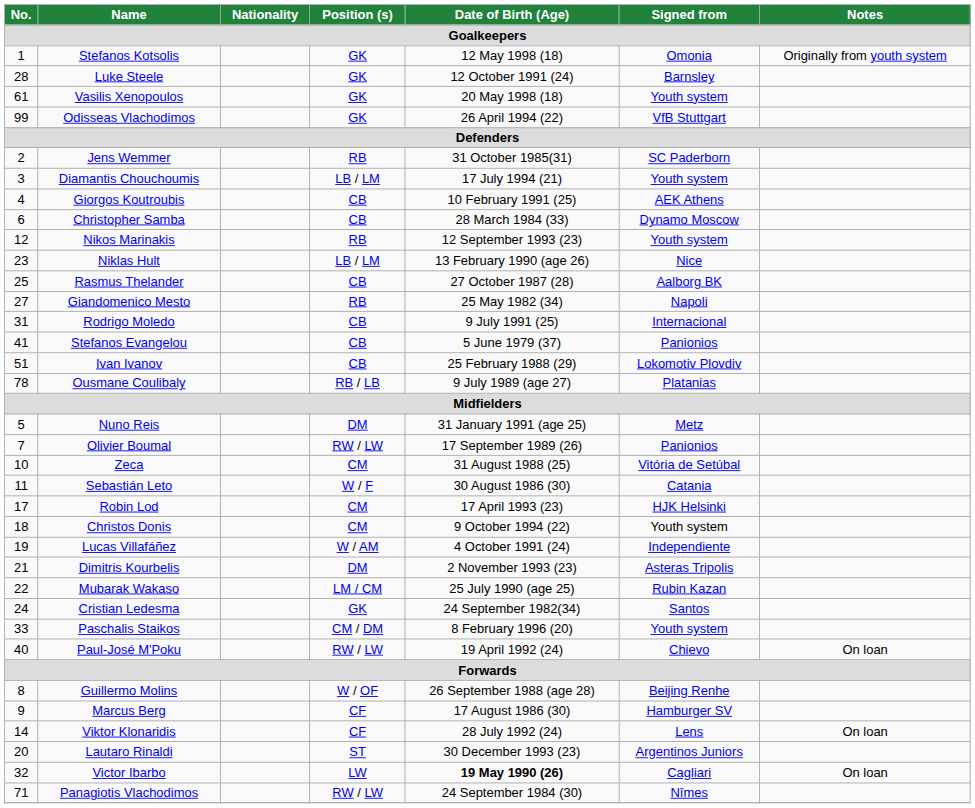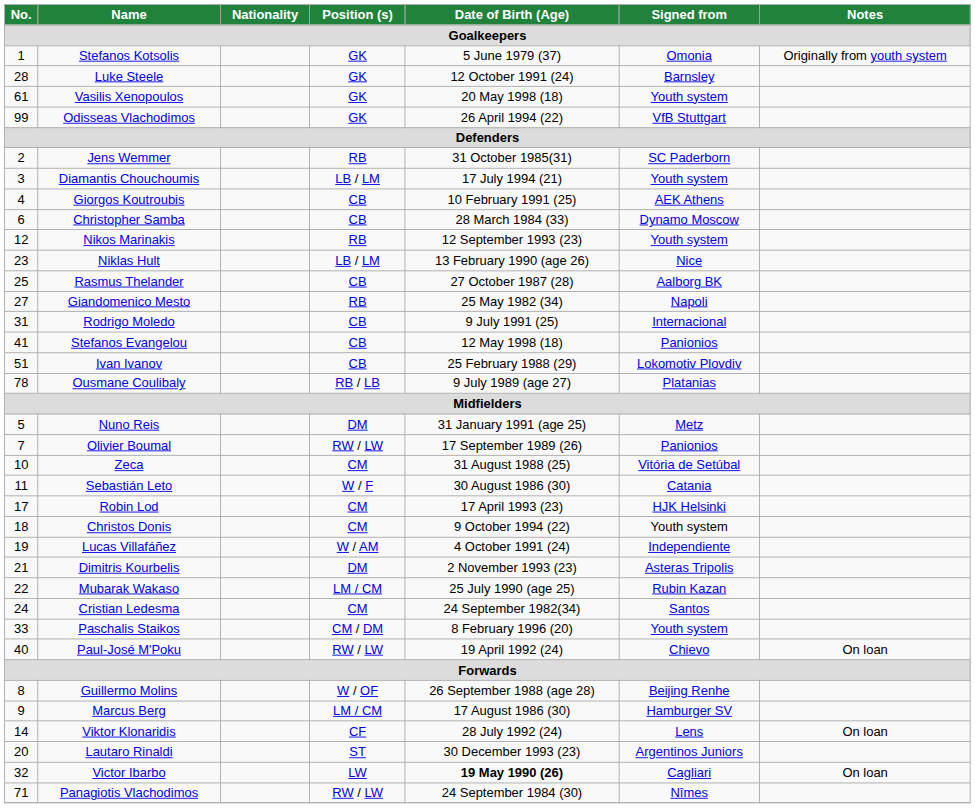(512, 56) 12 May 1998 (18) -> (512, 56) 5 June 1979 (37)
(512, 343) 5 June 1979 (37) -> (512, 343) 12 May 1998 (18)
(358, 609) GK -> (358, 609) CM
(358, 711) CF -> (358, 711) LM / CM
